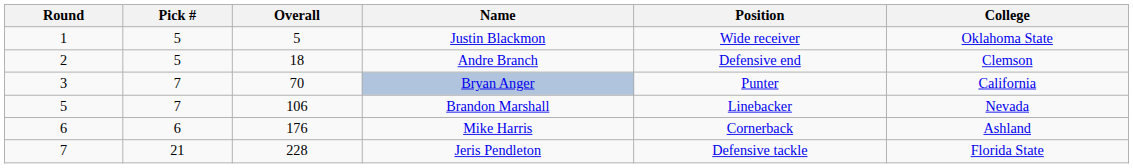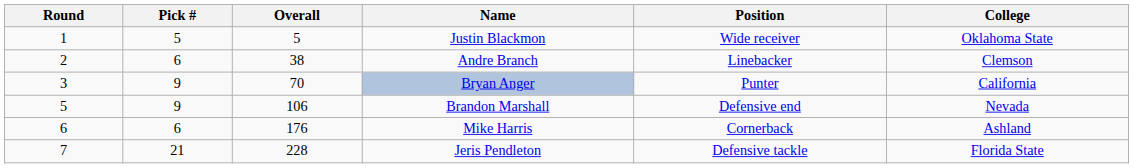(177, 60) 5 -> (177, 60) 6
(297, 60) 18 -> (297, 60) 38
(760, 60) Defensive end -> (760, 60) Linebacker
(177, 83) 7 -> (177, 83) 9
(177, 106) 7 -> (177, 106) 9
(760, 106) Linebacker -> (760, 106) Defensive end
